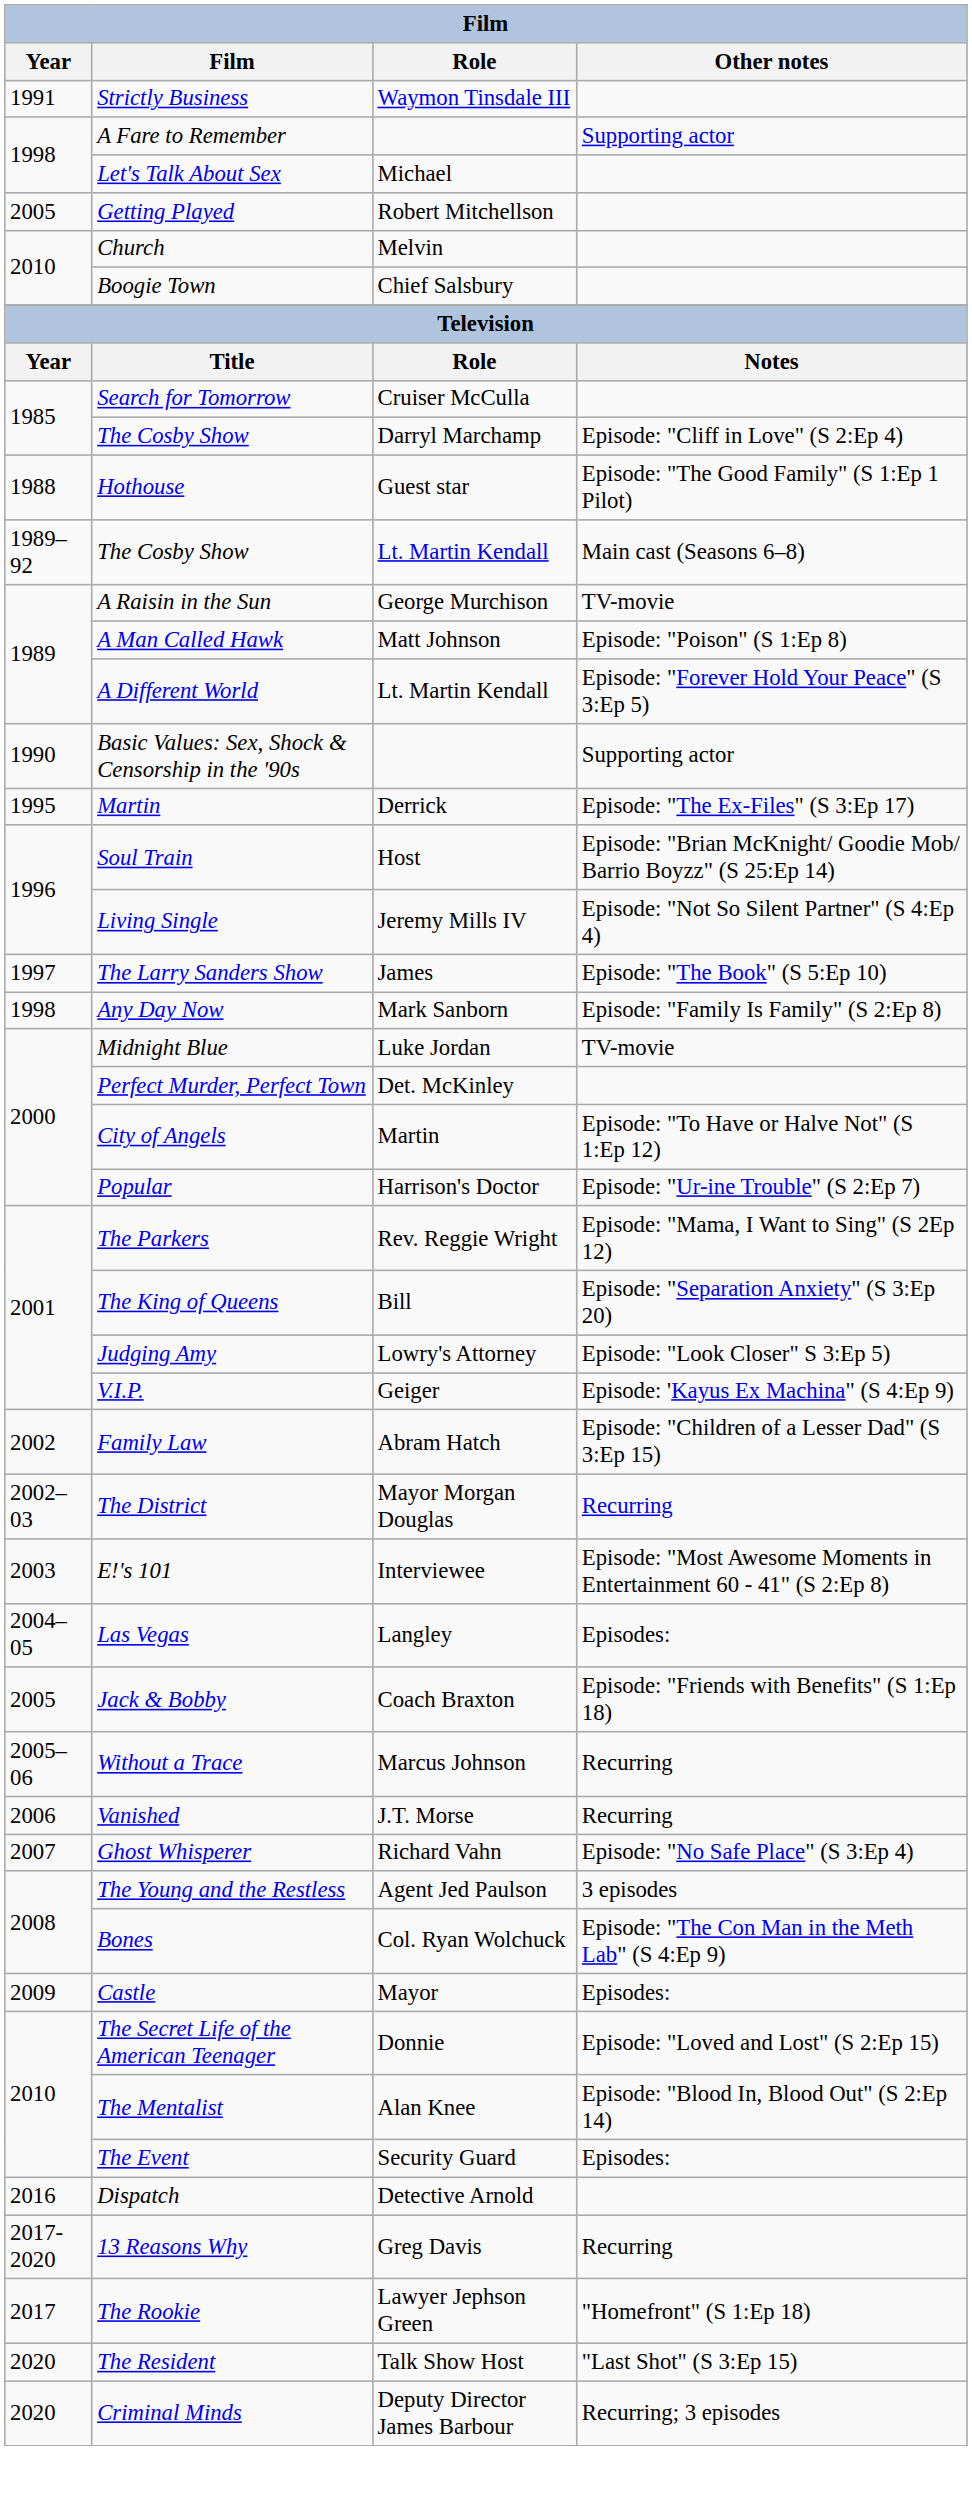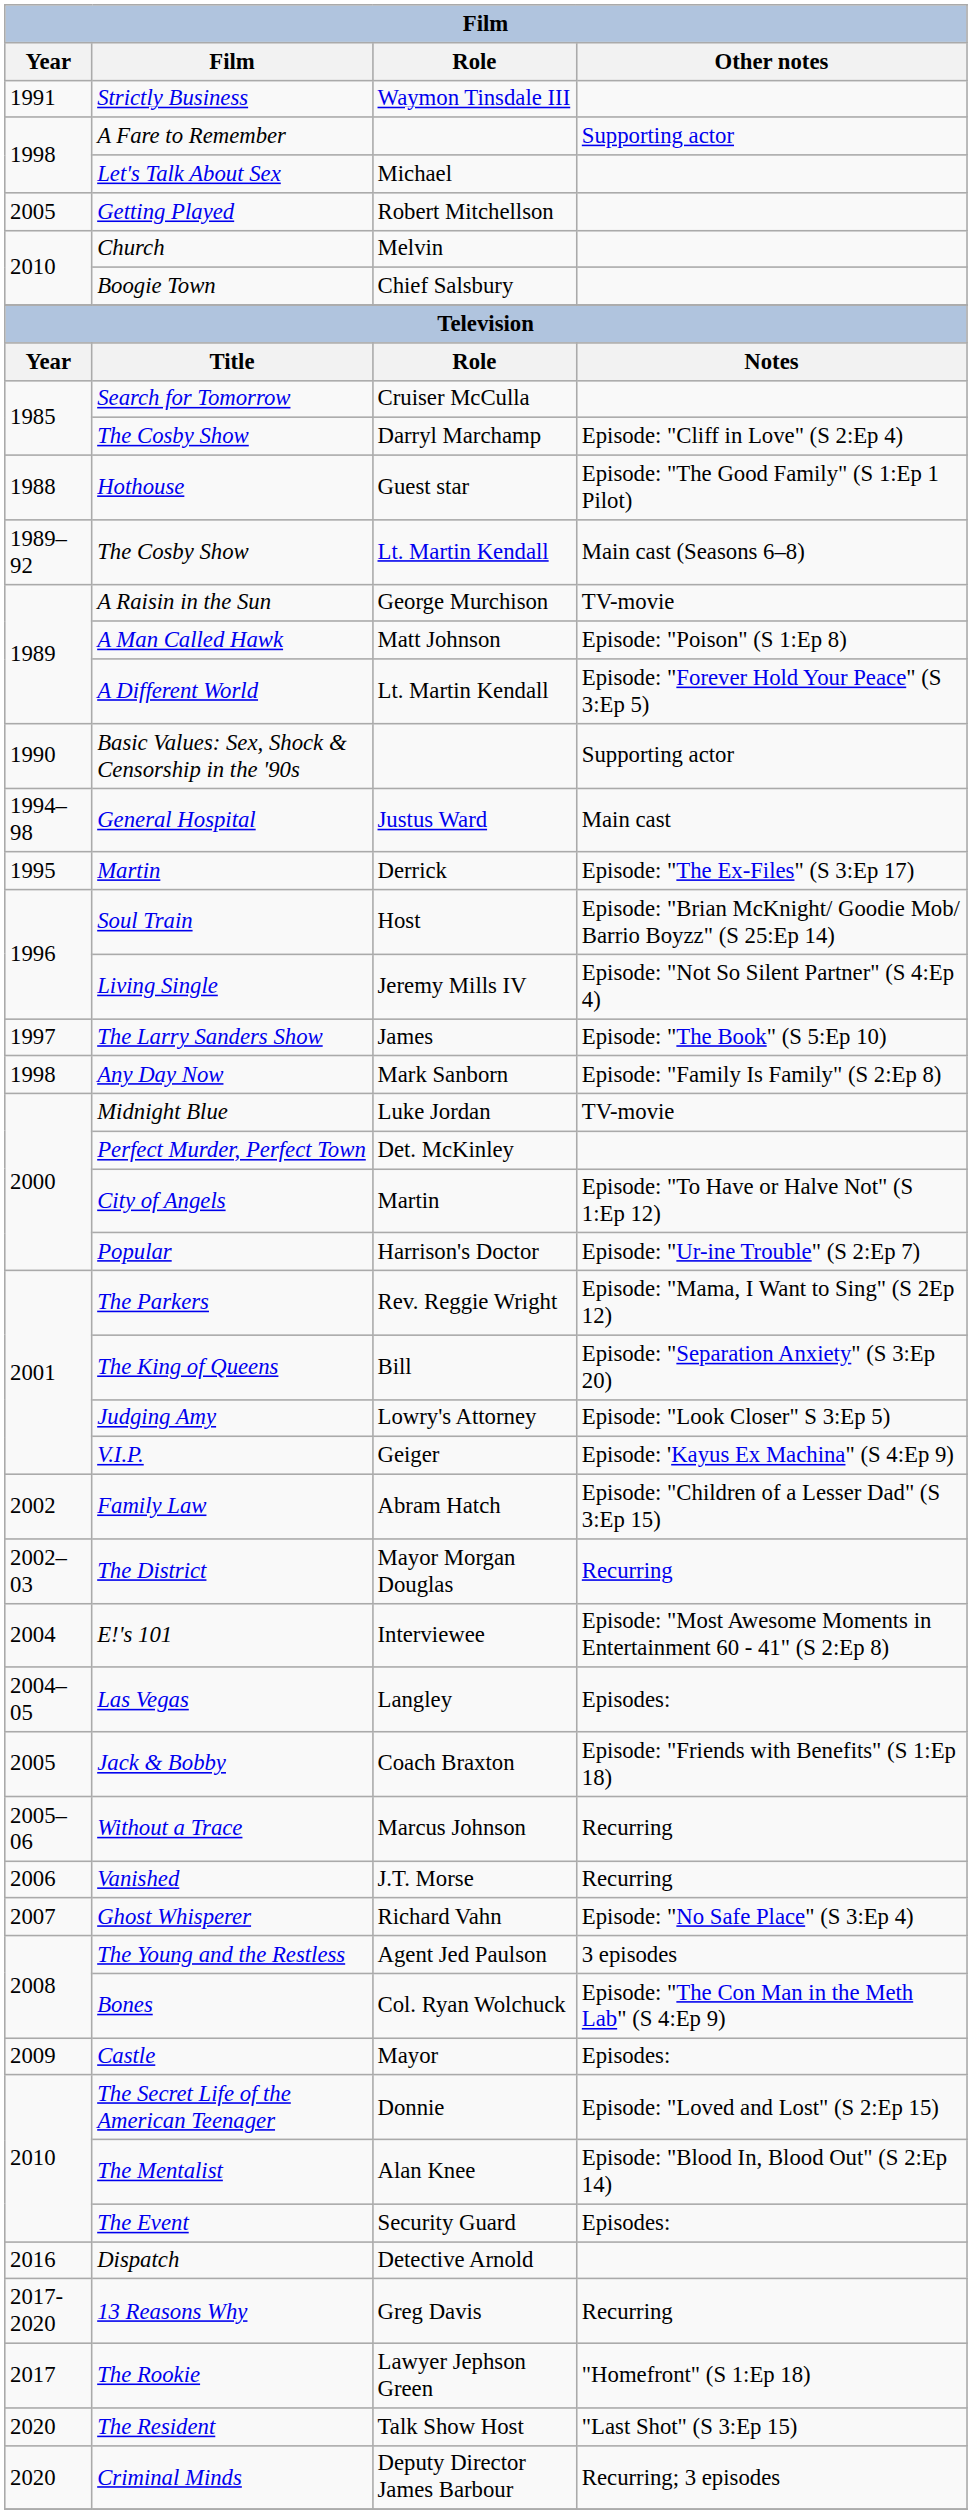+ row: (176, 819)
(33, 1570) 2003 -> (33, 1635) 2004
